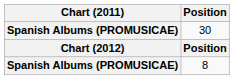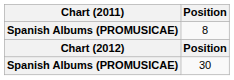rows swapped: (205, 65) <-> (205, 30)
